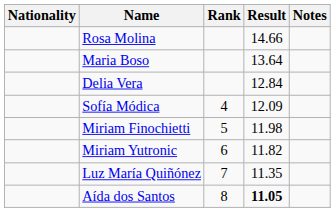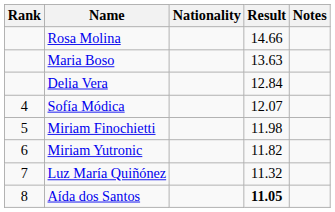columns swapped: (224, 15) <-> (42, 15)
(267, 60) 13.64 -> (267, 60) 13.63
(267, 106) 12.09 -> (267, 106) 12.07
(267, 173) 11.35 -> (267, 173) 11.32
